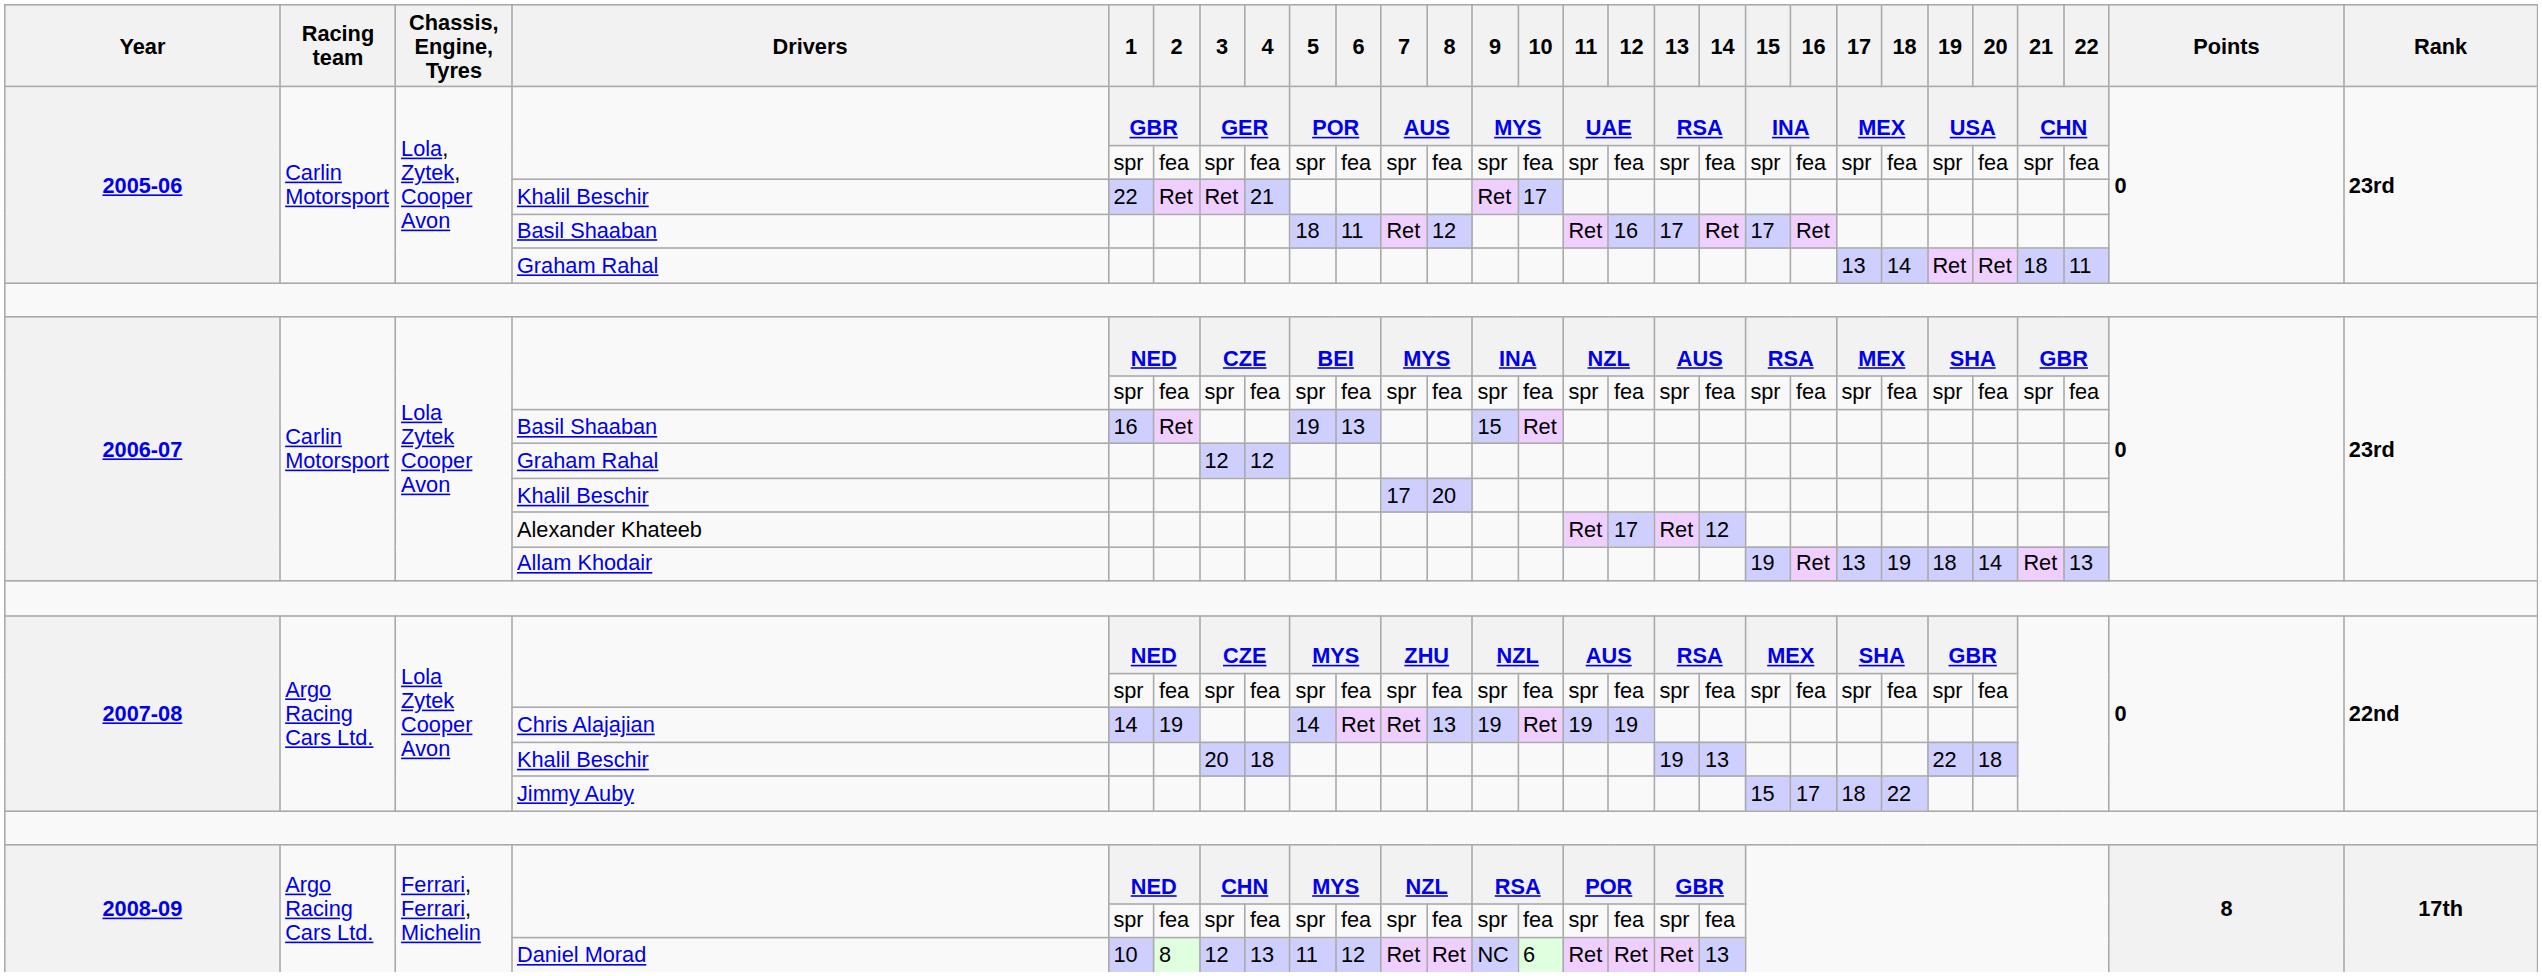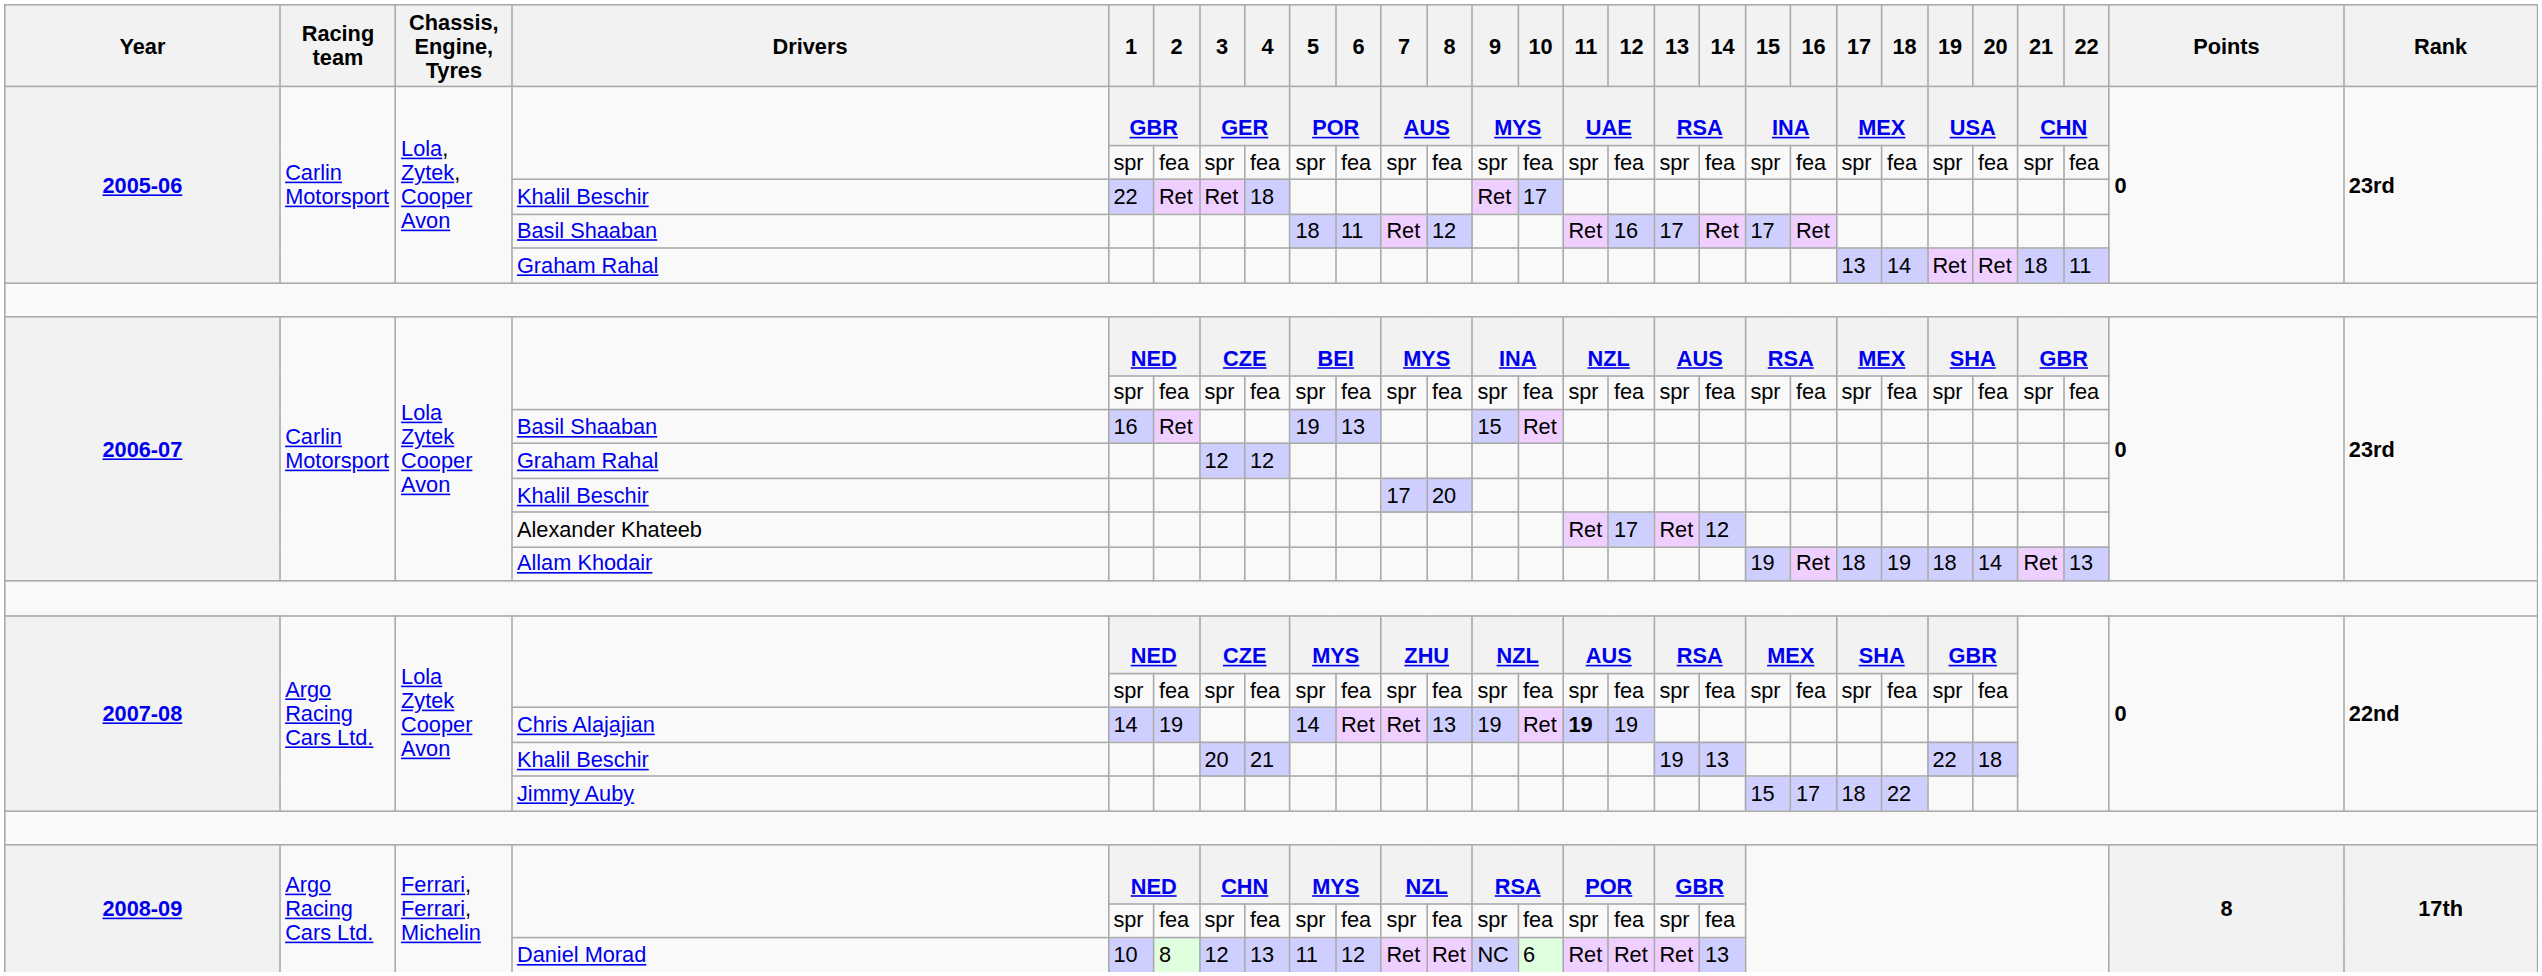(1262, 196) 21 -> (1262, 196) 18
(1853, 563) 13 -> (1853, 563) 18
(1580, 725) normal -> (1580, 725) bold
(1262, 759) 18 -> (1262, 759) 21
